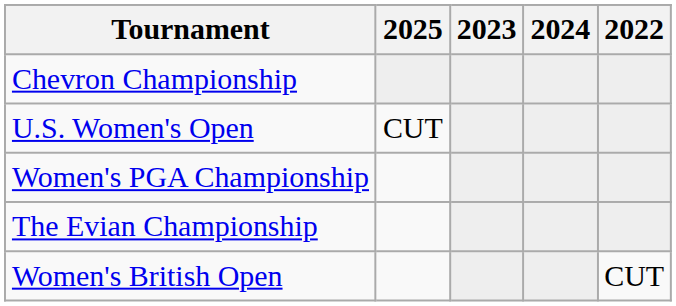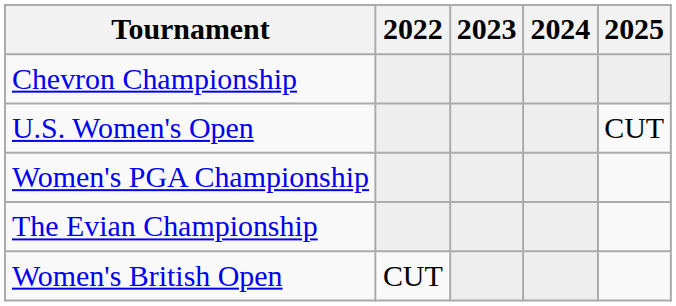columns swapped: (634, 29) <-> (413, 29)
